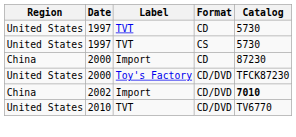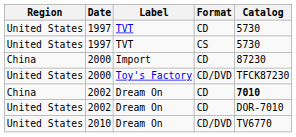(133, 92) Import -> (139, 92) Dream On
(214, 92) CD/DVD -> (203, 92) CD
+ row: (45, 108)
(125, 108) TVT -> (139, 124) Dream On
